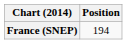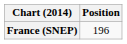(101, 30) 194 -> (101, 30) 196
